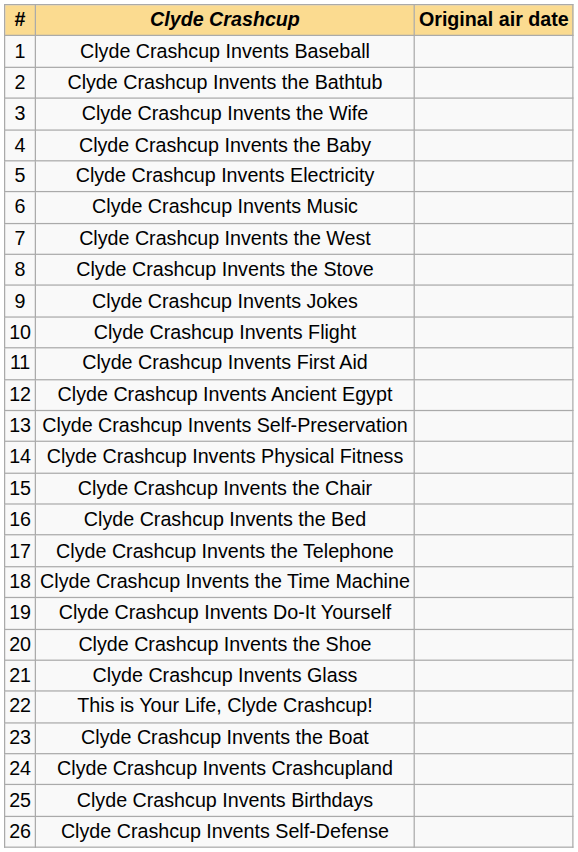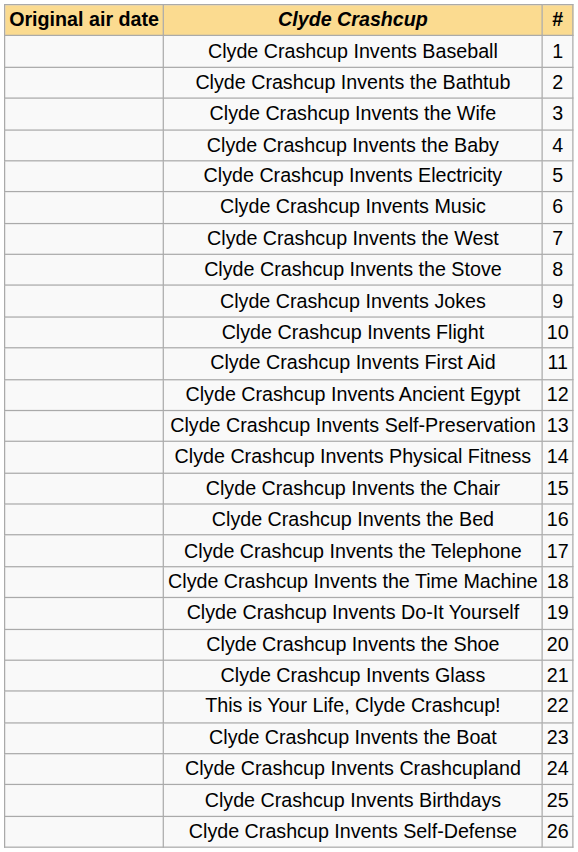columns swapped: (20, 20) <-> (494, 20)
